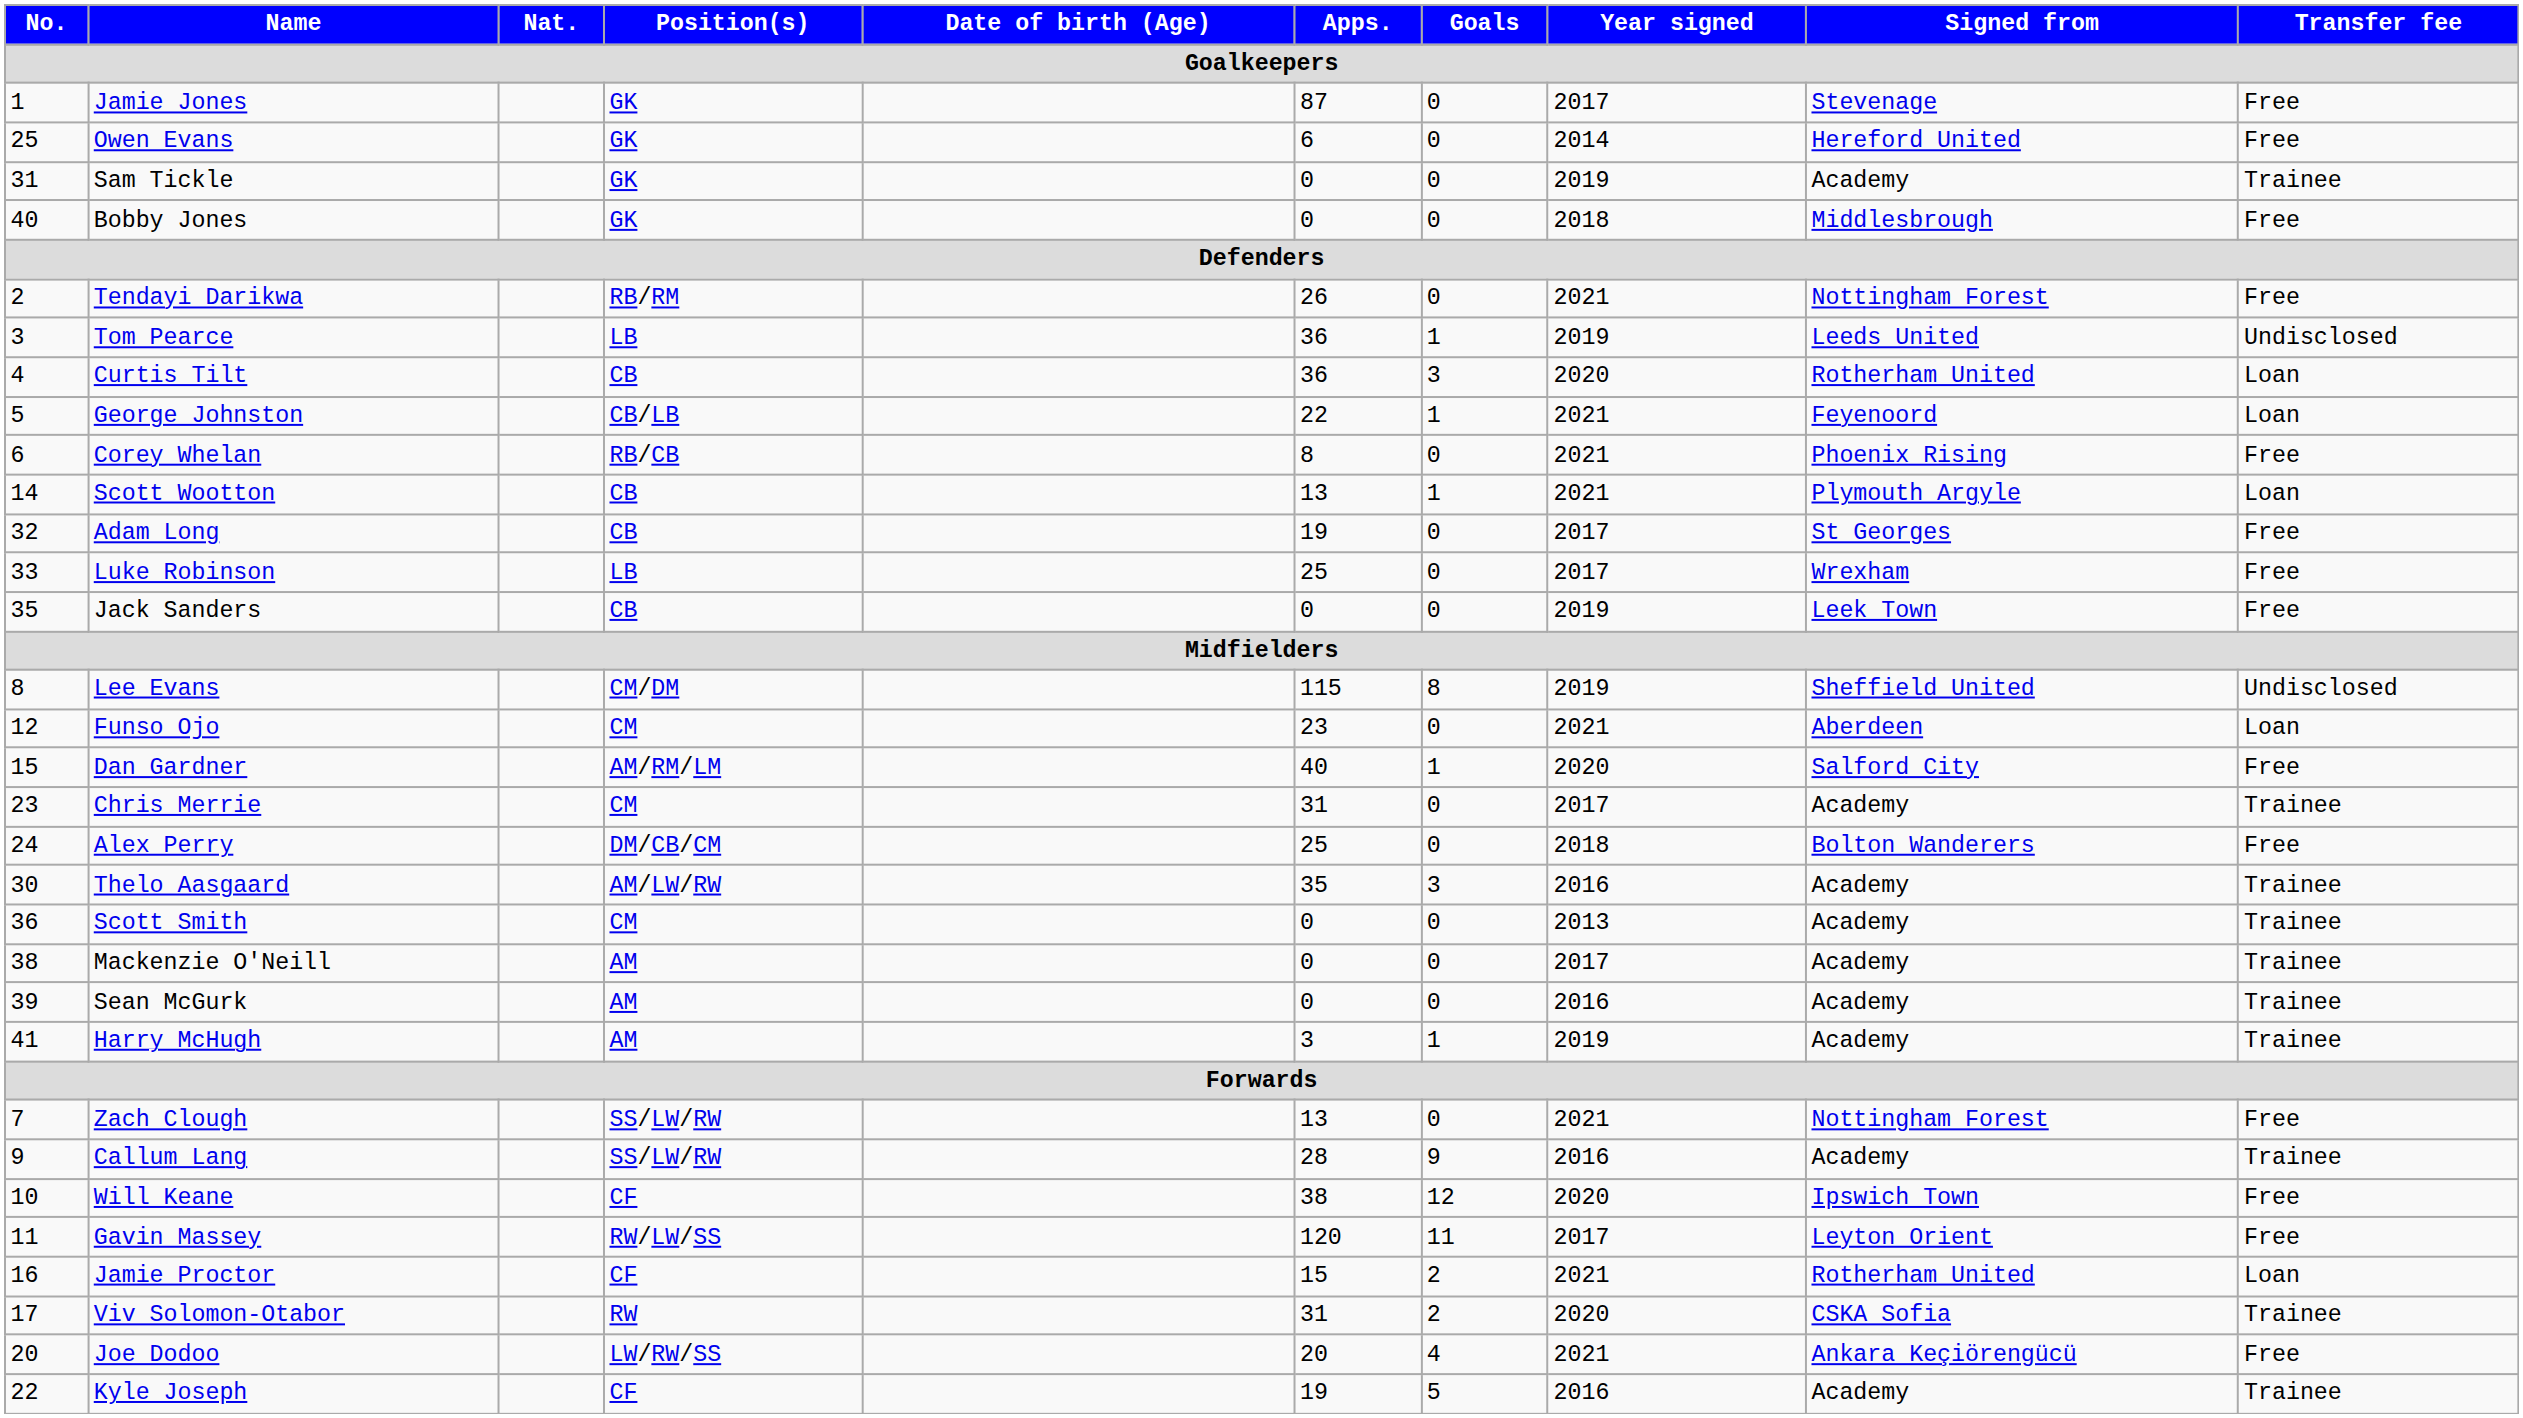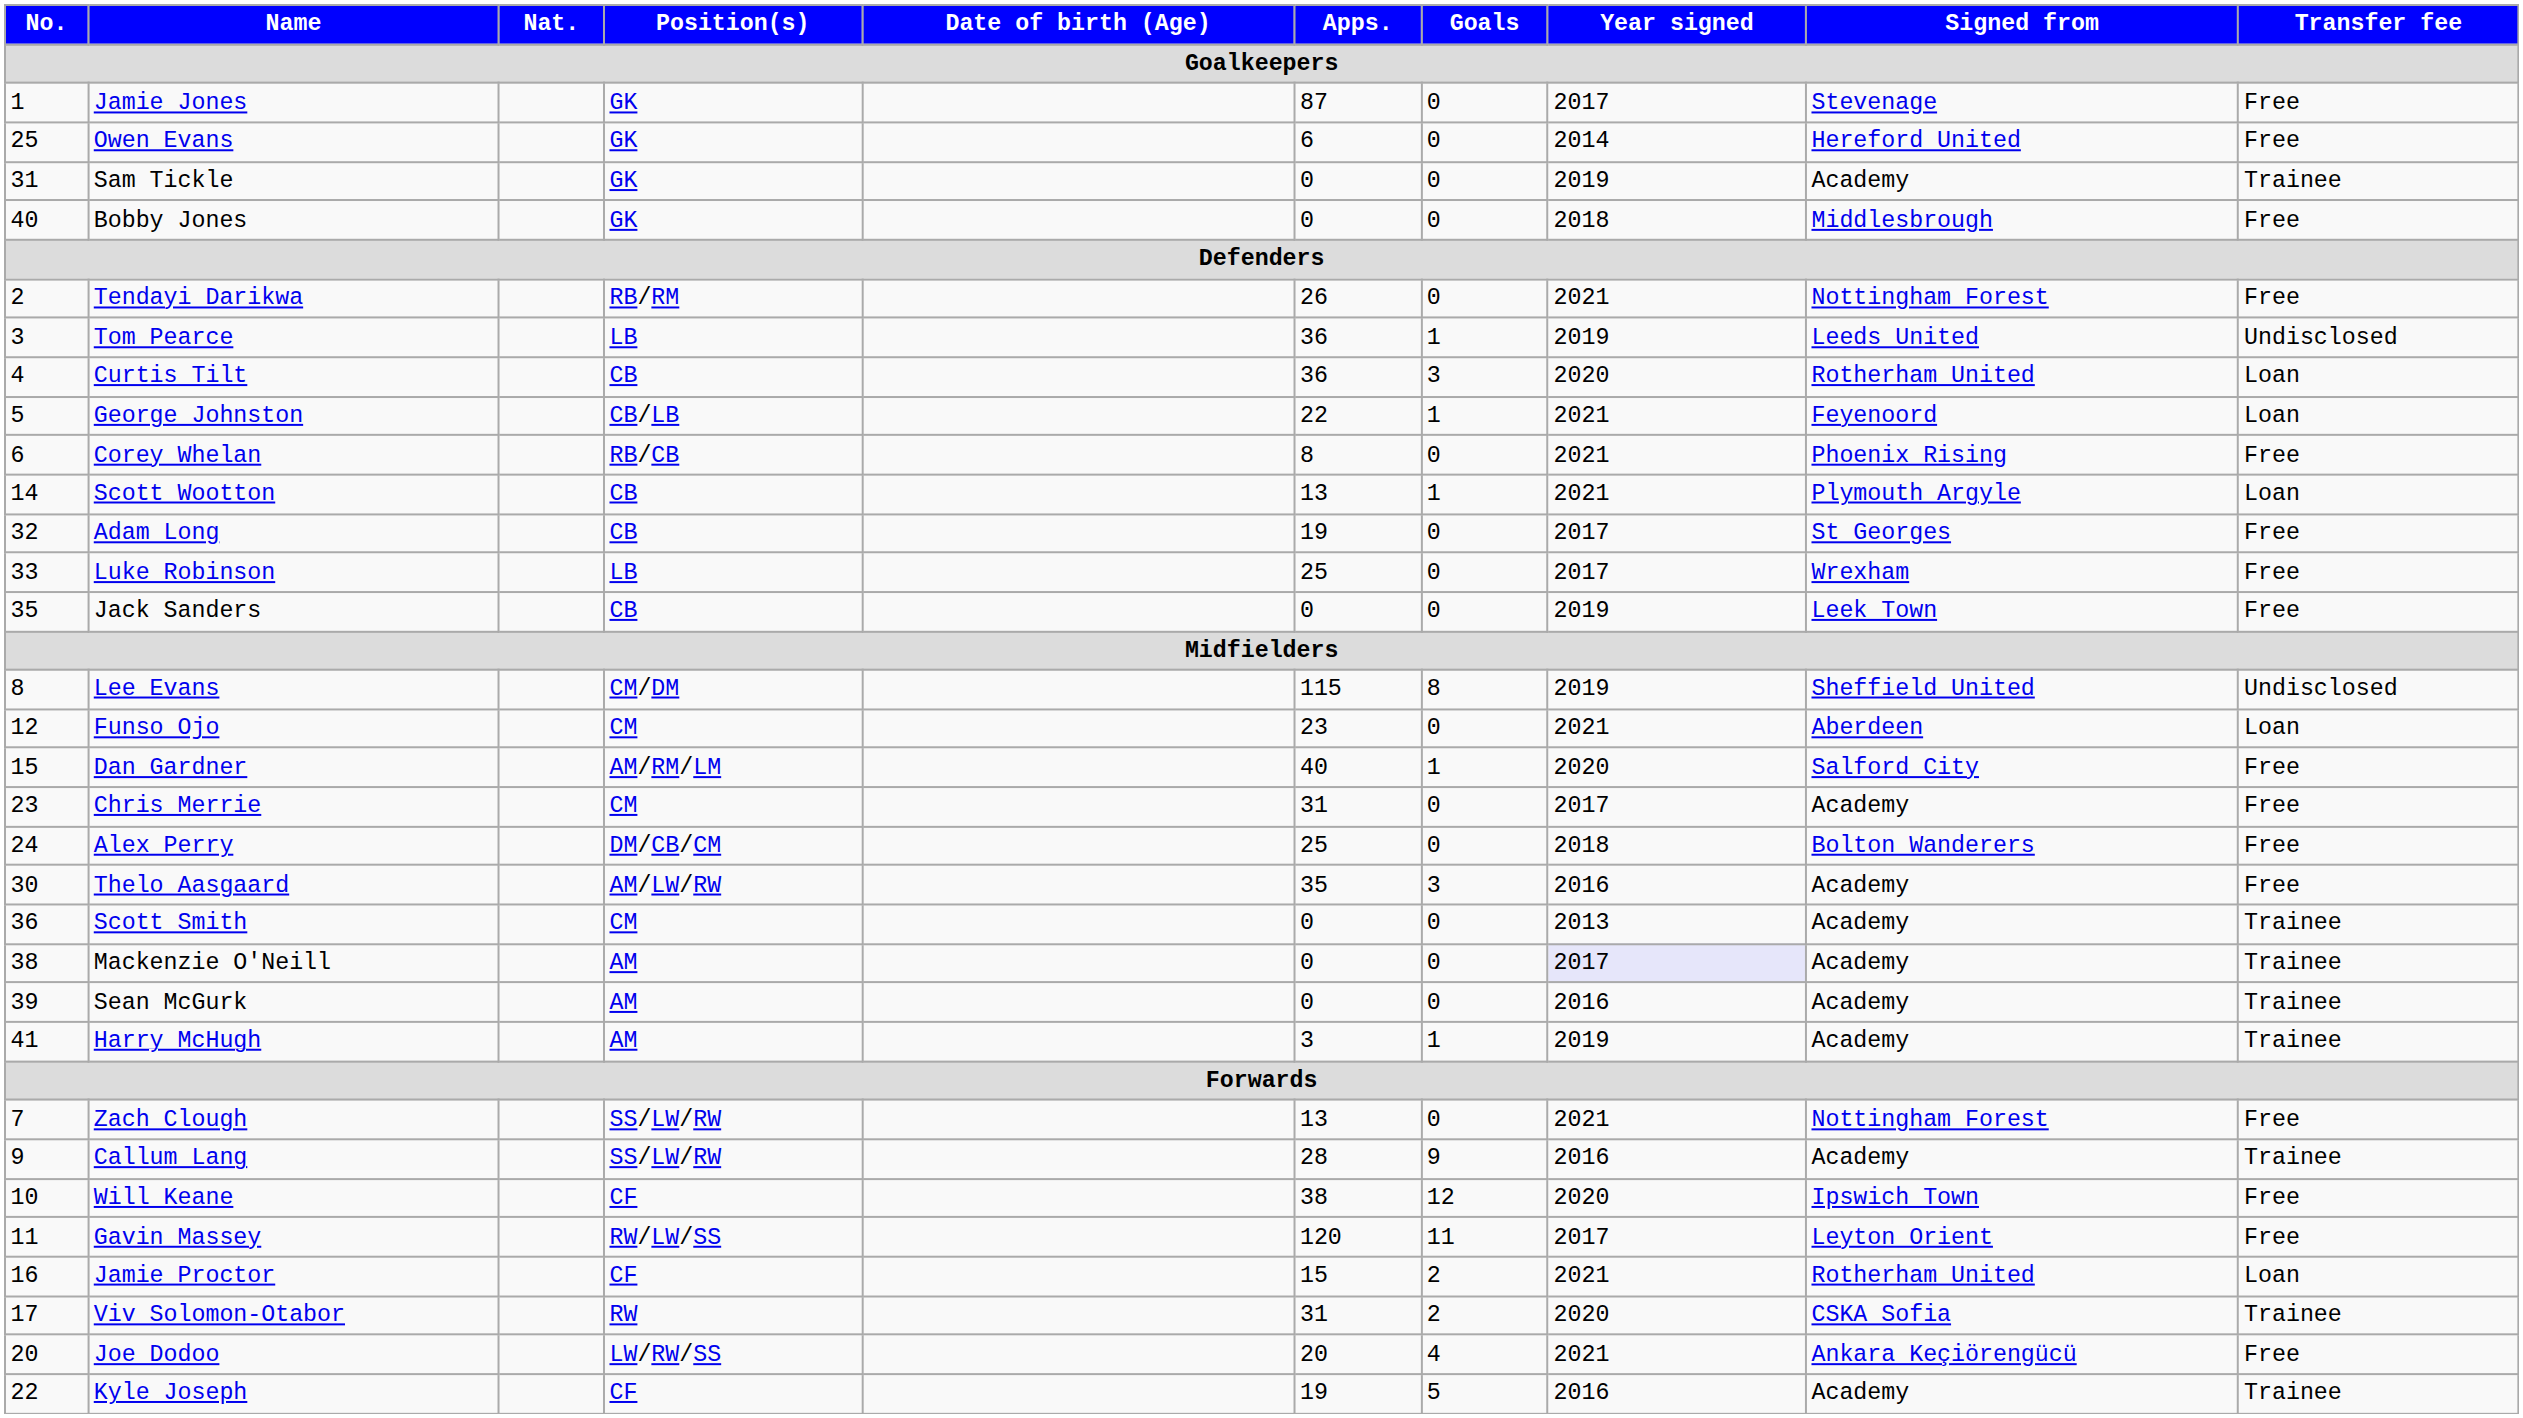(2293, 807) Trainee -> (2272, 807) Free
(2293, 885) Trainee -> (2272, 885) Free
(1582, 963) no background -> (1582, 963) lavender background
